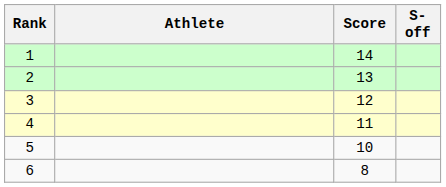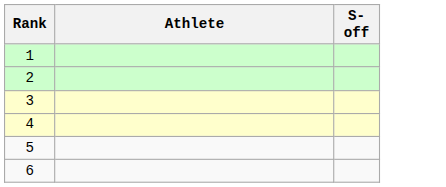- column: (365, 24)
